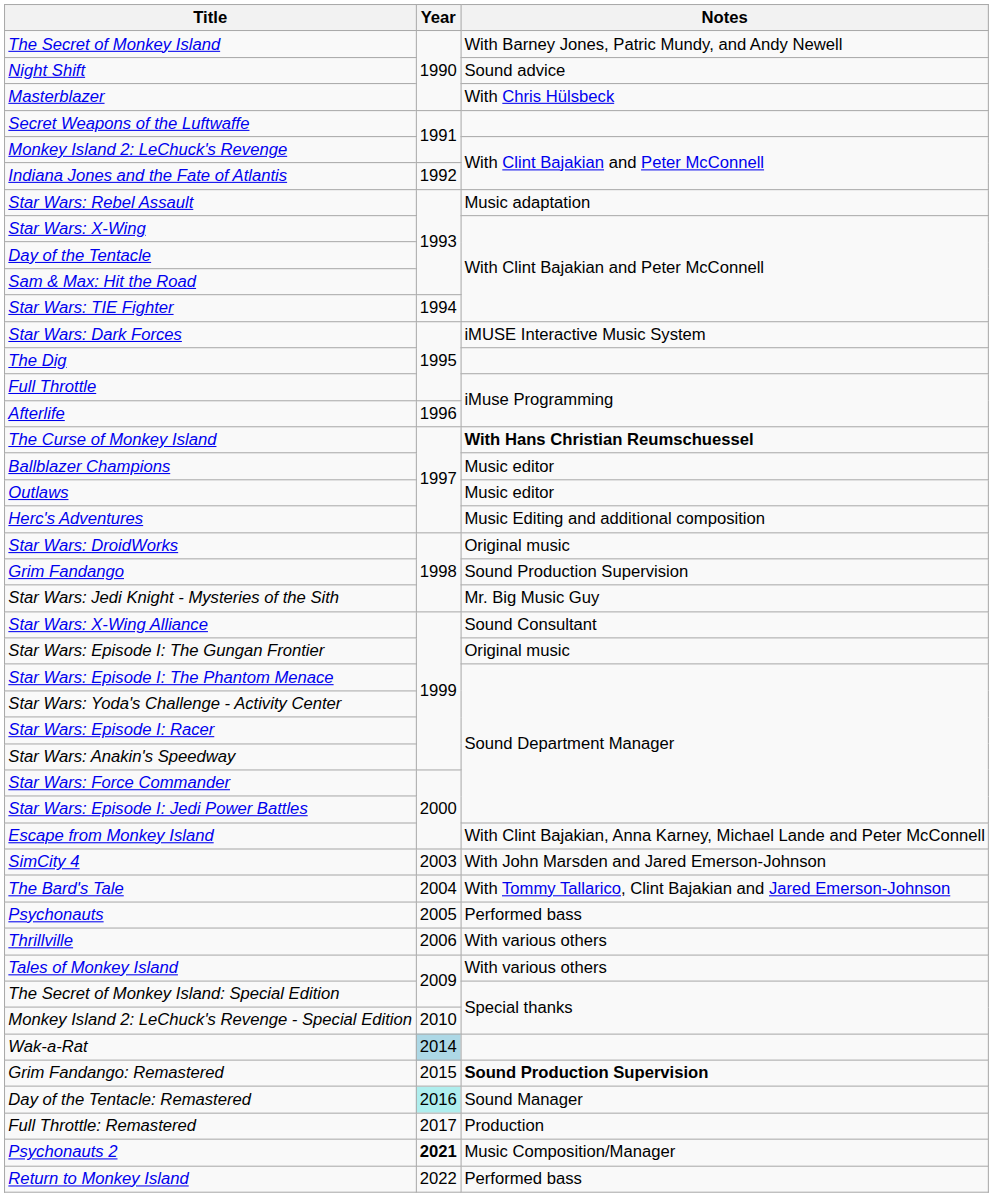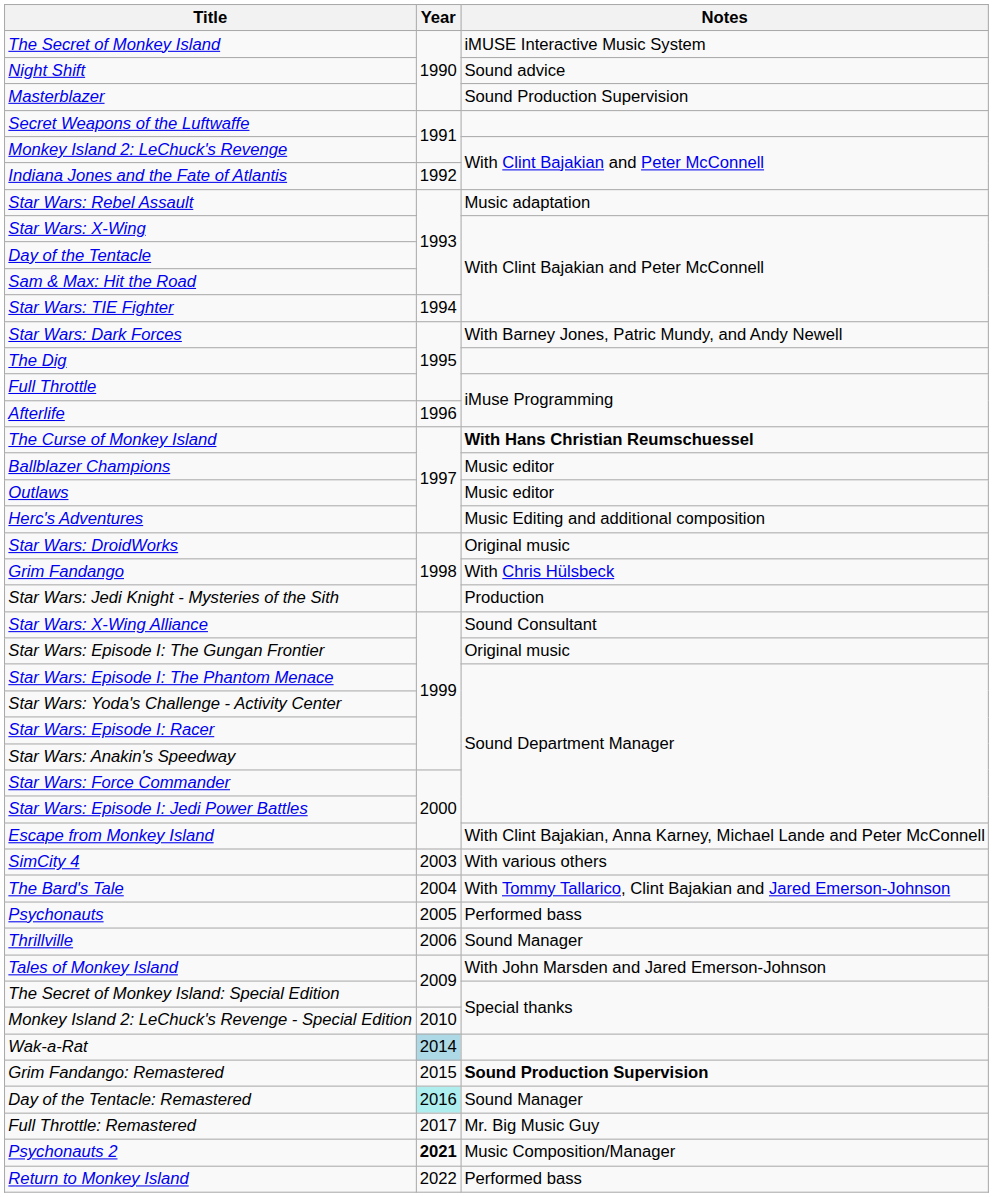(653, 44) With Barney Jones, Patric Mundy, and Andy Newell -> (585, 44) iMUSE Interactive Music System
(539, 96) With Chris Hülsbeck -> (576, 96) Sound Production Supervision
(585, 334) iMUSE Interactive Music System -> (653, 334) With Barney Jones, Patric Mundy, and Andy Newell
(576, 571) Sound Production Supervision -> (539, 571) With Chris Hülsbeck
(532, 598) Mr. Big Music Guy -> (504, 598) Production
(645, 862) With John Marsden and Jared Emerson-Johnson -> (536, 862) With various others
(536, 941) With various others -> (524, 941) Sound Manager
(536, 967) With various others -> (645, 967) With John Marsden and Jared Emerson-Johnson
(504, 1126) Production -> (532, 1126) Mr. Big Music Guy
